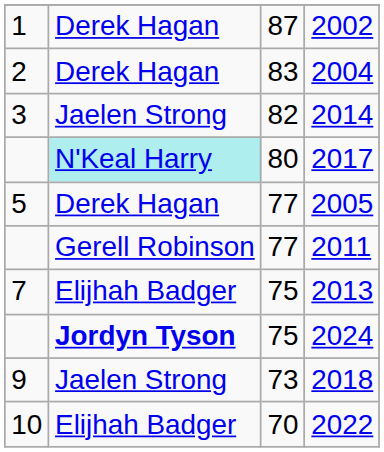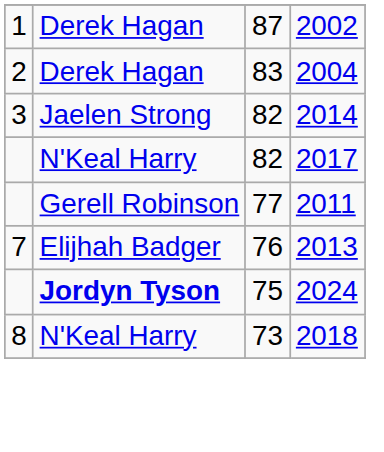(134, 159) paleturquoise background -> (118, 159) no background
(283, 159) 80 -> (268, 159) 82
- row: (342, 203)
(283, 291) 75 -> (268, 247) 76
(19, 379) 9 -> (19, 335) 8
(141, 379) Jaelen Strong -> (118, 335) N'Keal Harry
- row: (342, 423)
